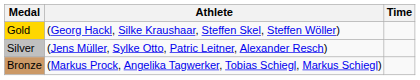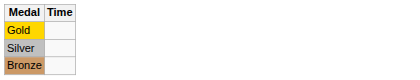- column: (214, 13)
